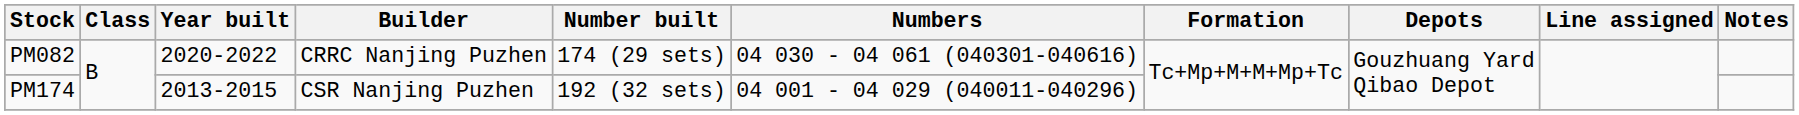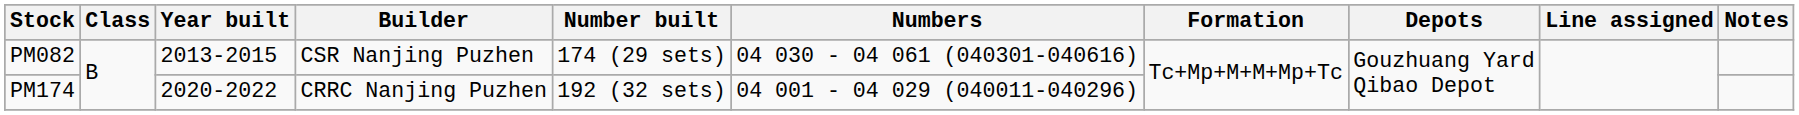(219, 58) 2020-2022 -> (219, 58) 2013-2015
(424, 58) CRRC Nanjing Puzhen -> (417, 58) CSR Nanjing Puzhen
(219, 92) 2013-2015 -> (219, 92) 2020-2022
(417, 92) CSR Nanjing Puzhen -> (424, 92) CRRC Nanjing Puzhen
